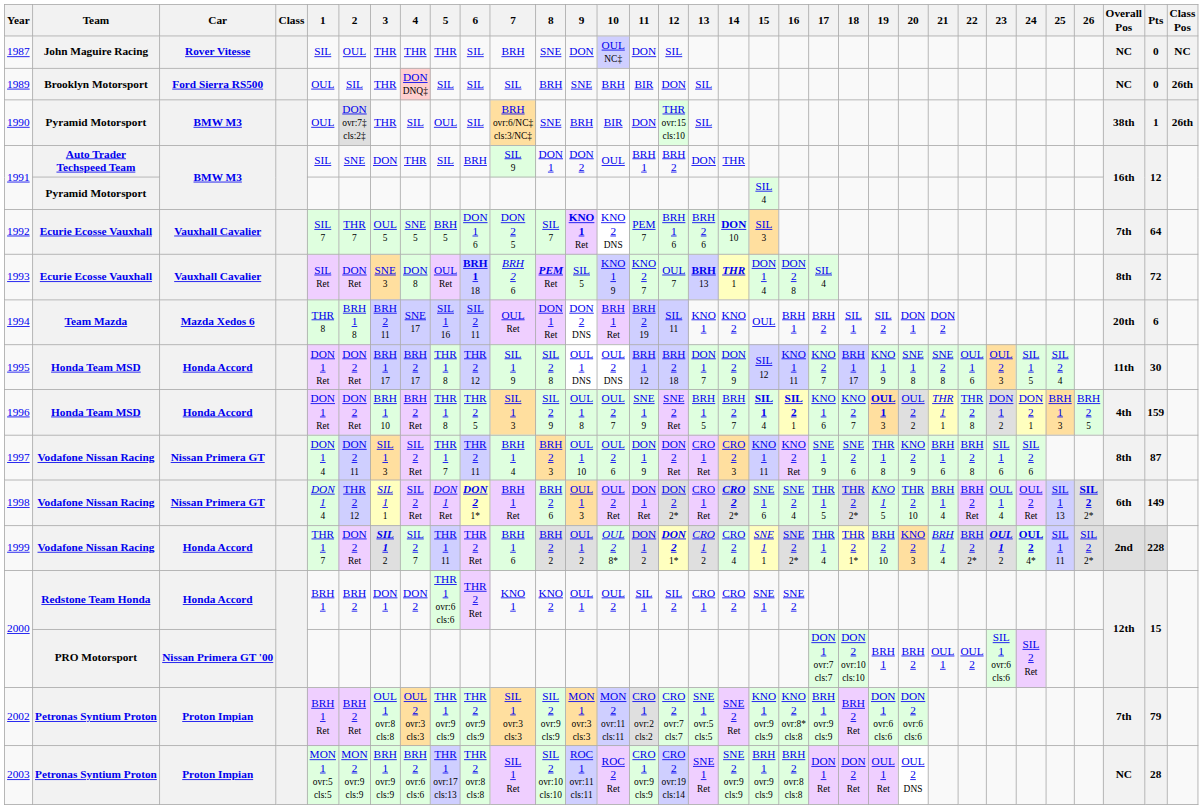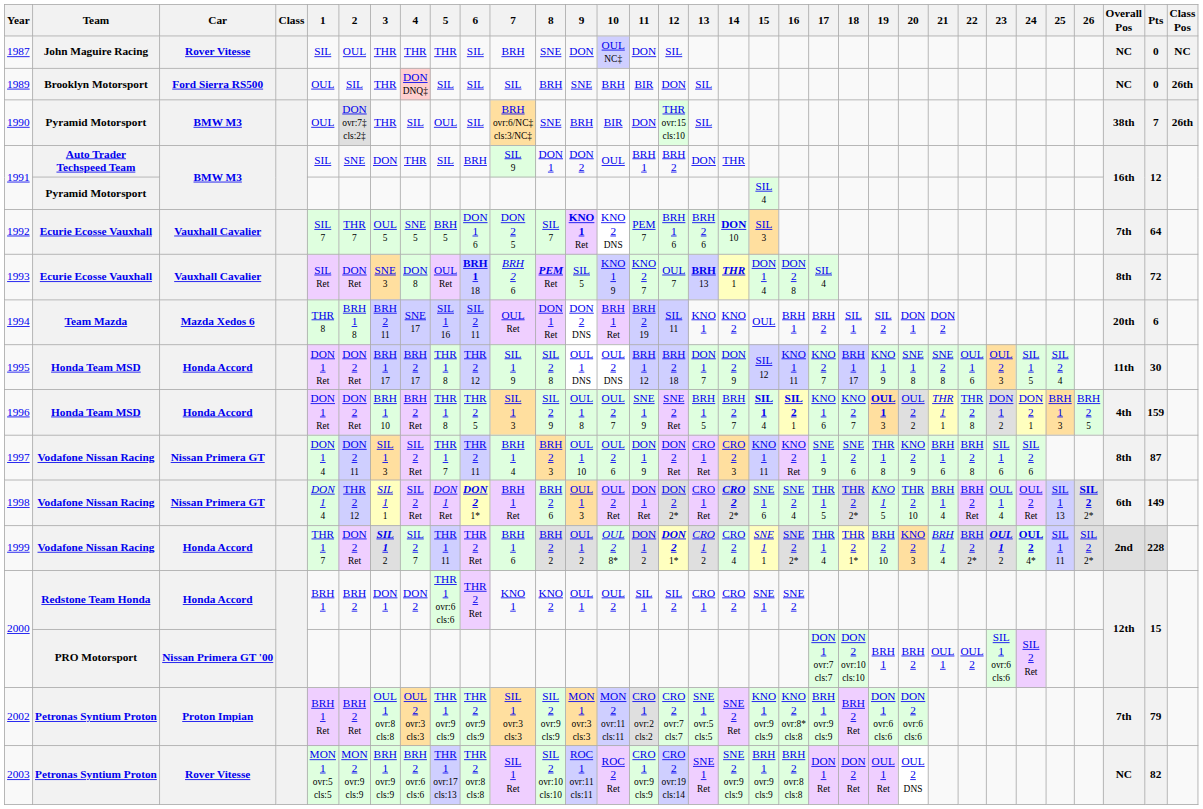(1156, 122) 1 -> (1156, 122) 7
(218, 774) Proton Impian -> (218, 774) Rover Vitesse
(1156, 774) 28 -> (1156, 774) 82
